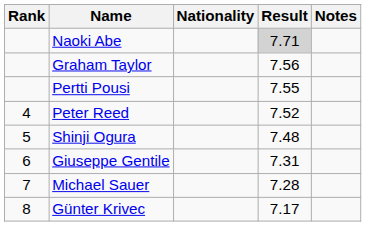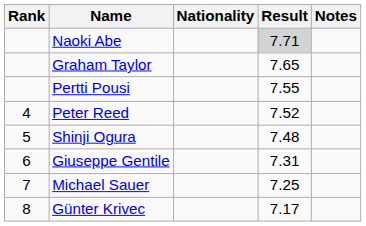(285, 64) 7.56 -> (285, 64) 7.65
(285, 185) 7.28 -> (285, 185) 7.25
